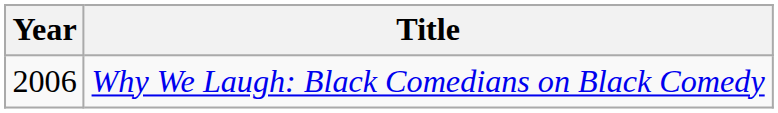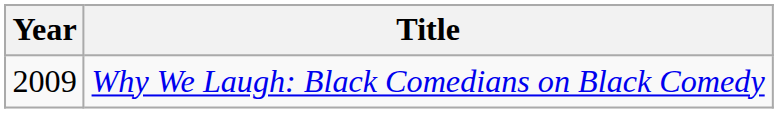(45, 81) 2006 -> (45, 81) 2009
